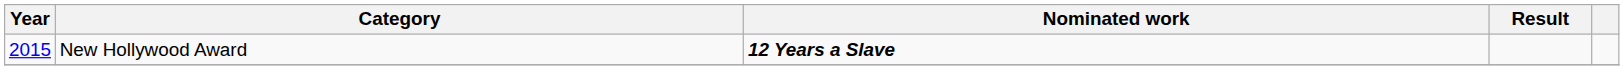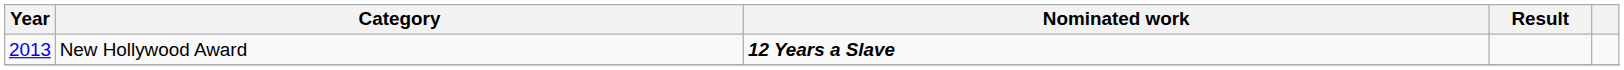(30, 49) 2015 -> (30, 49) 2013
